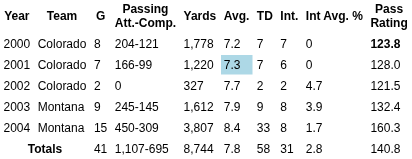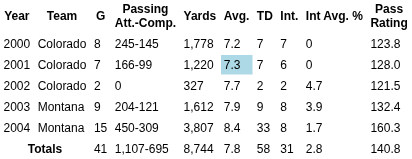(137, 43) 204-121 -> (137, 43) 245-145
(385, 43) bold -> (385, 43) normal
(137, 106) 245-145 -> (137, 106) 204-121
